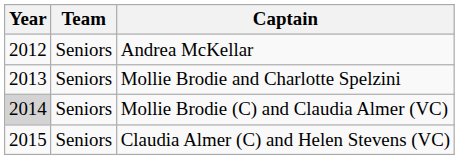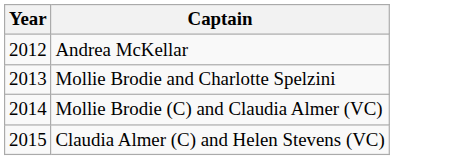- column: (84, 19)
(28, 109) lightgrey background -> (28, 109) no background
